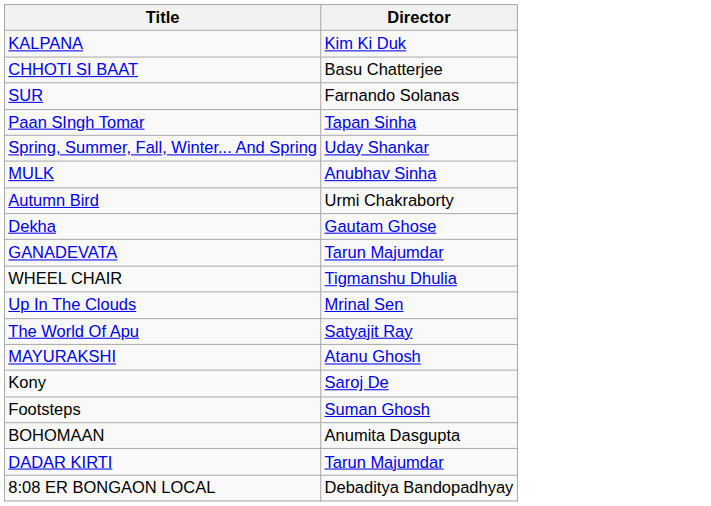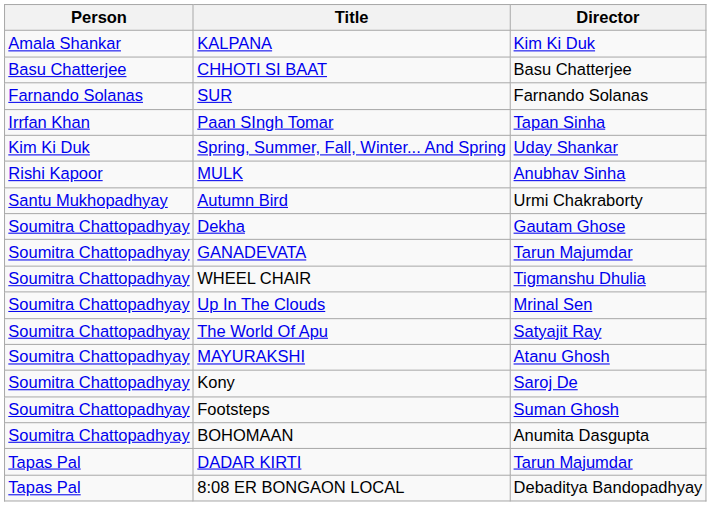+ column: (99, 17)
